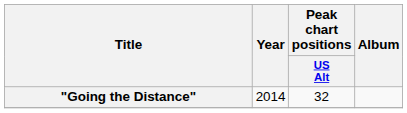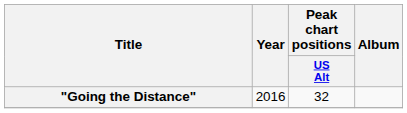(271, 97) 2014 -> (271, 97) 2016
